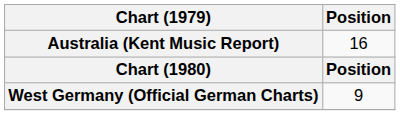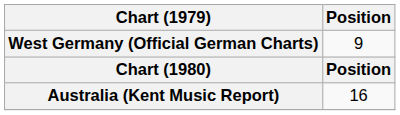rows swapped: (163, 95) <-> (163, 43)
